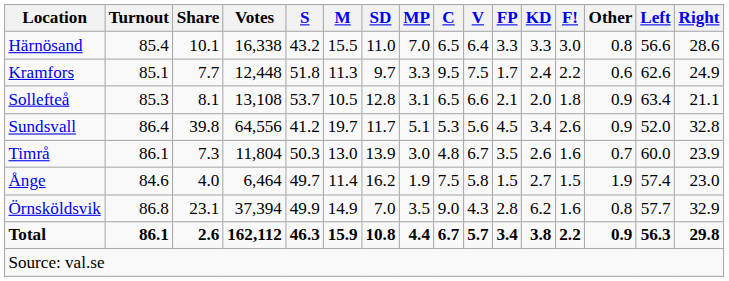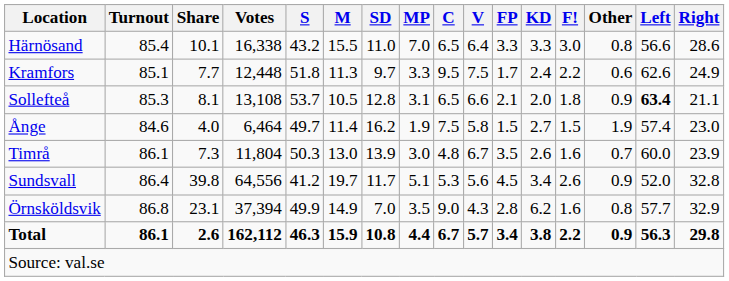(656, 99) normal -> (656, 99) bold
rows swapped: (42, 126) <-> (27, 180)
